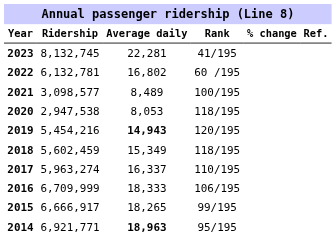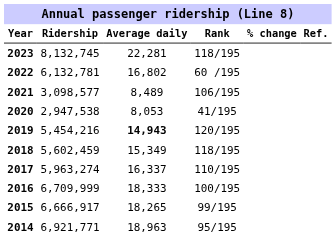(217, 53) 41/195 -> (217, 53) 118/195
(217, 92) 100/195 -> (217, 92) 106/195
(217, 111) 118/195 -> (217, 111) 41/195
(217, 188) 106/195 -> (217, 188) 100/195
(147, 227) bold -> (147, 227) normal
